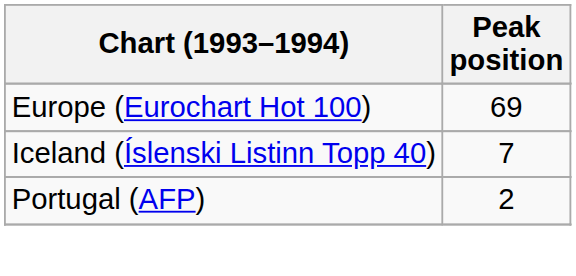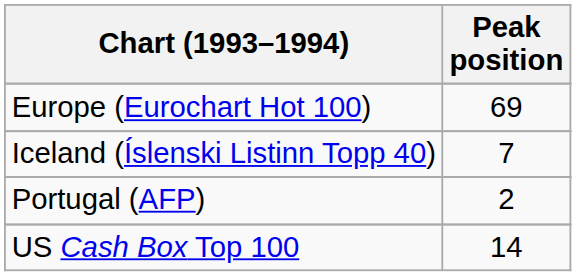+ row: (155, 246)
